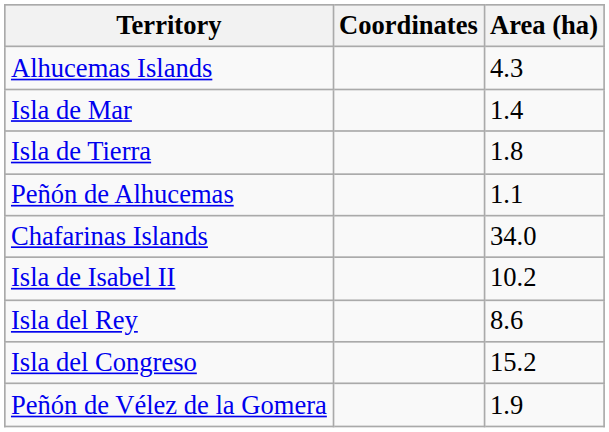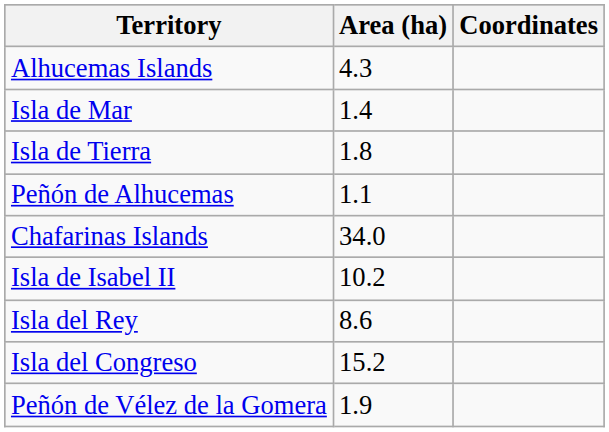columns swapped: (544, 25) <-> (408, 25)
